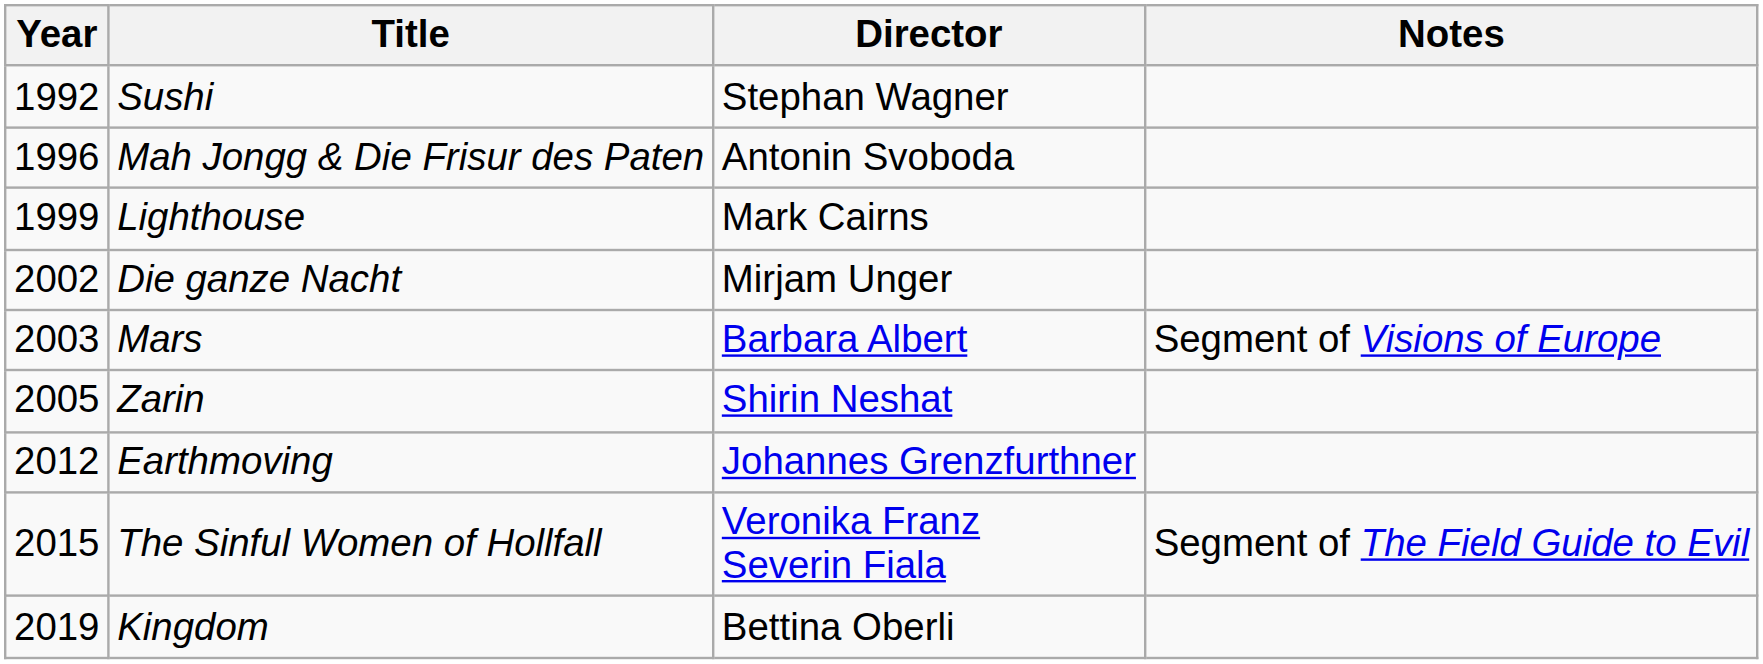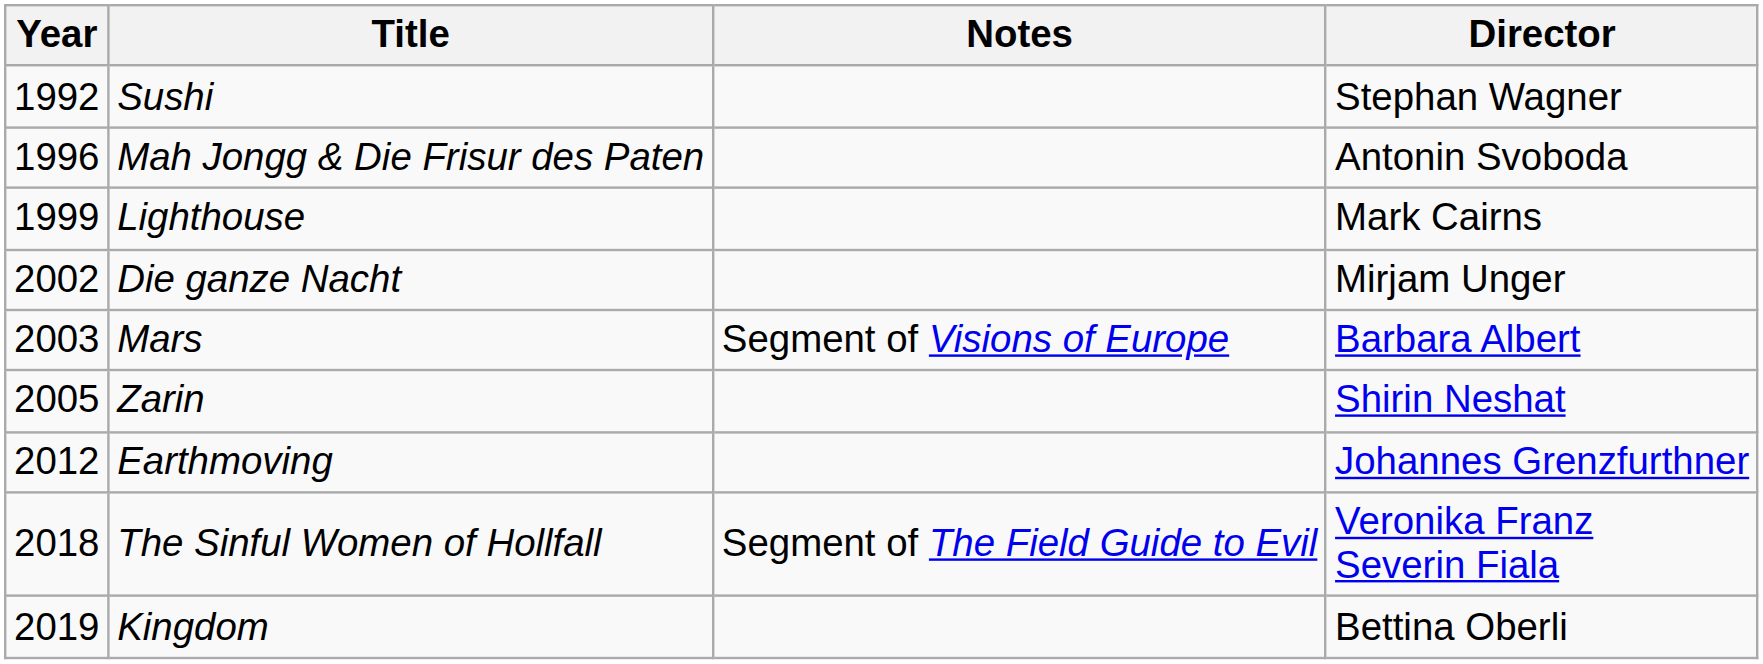columns swapped: (929, 34) <-> (1451, 34)
(57, 543) 2015 -> (57, 543) 2018
